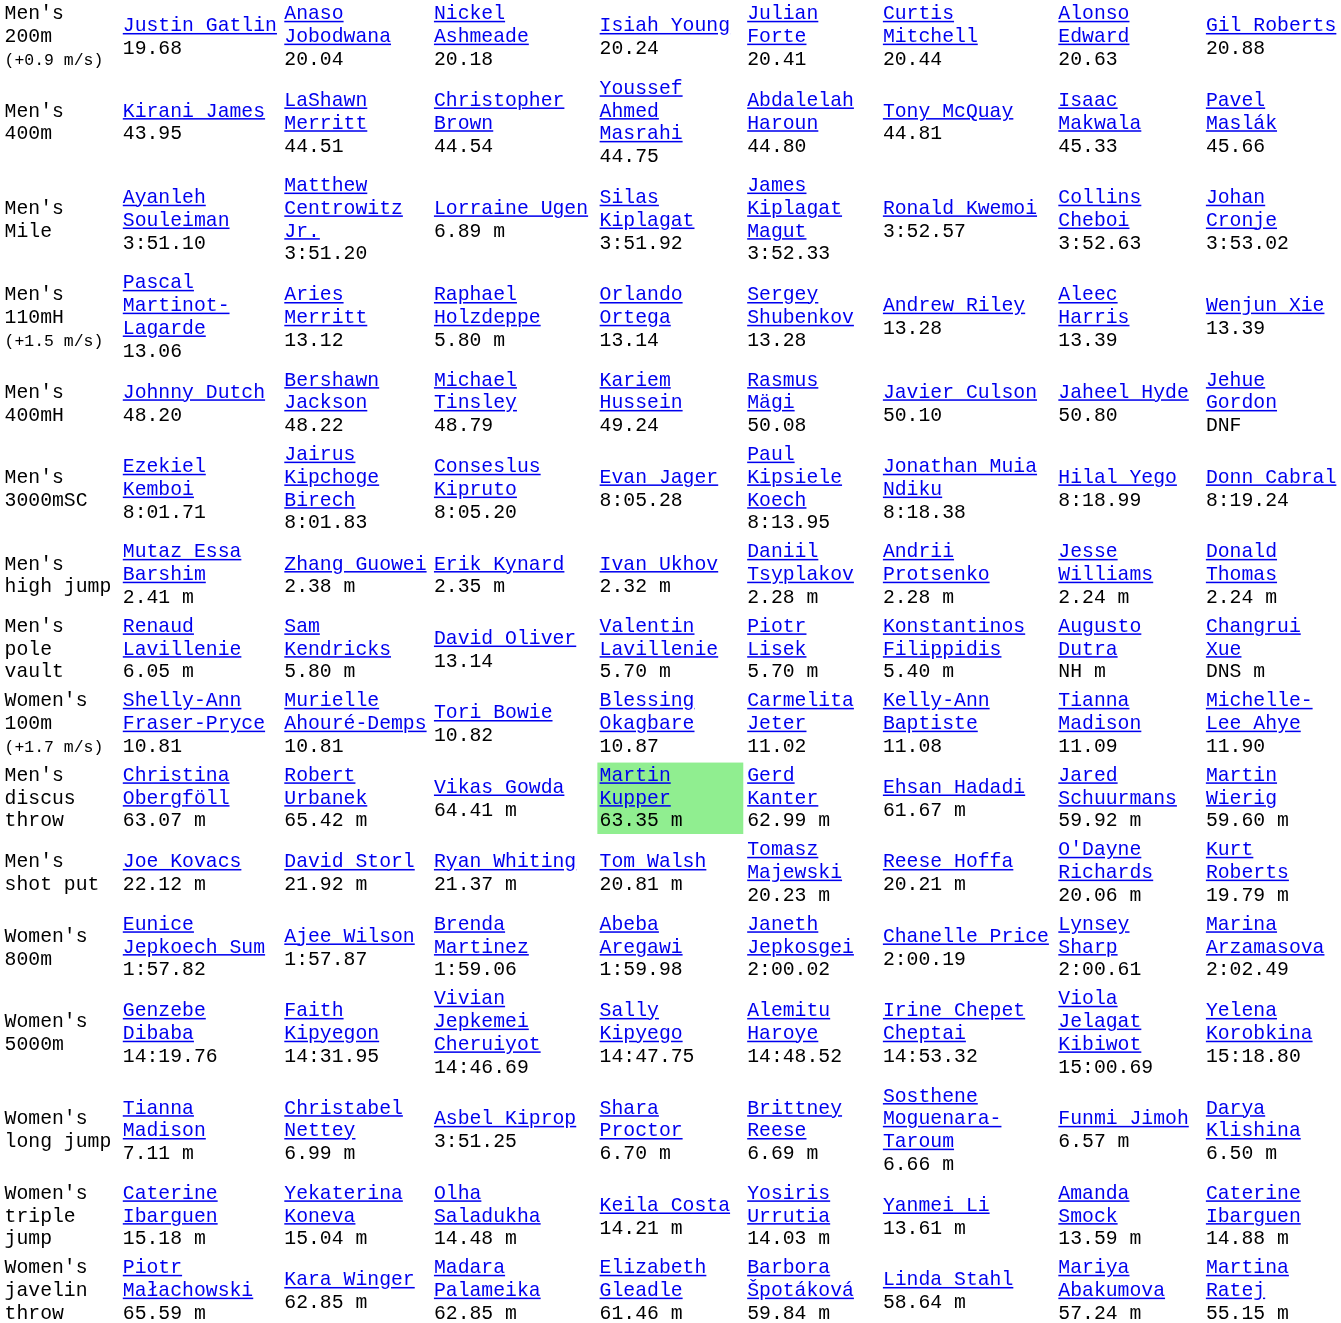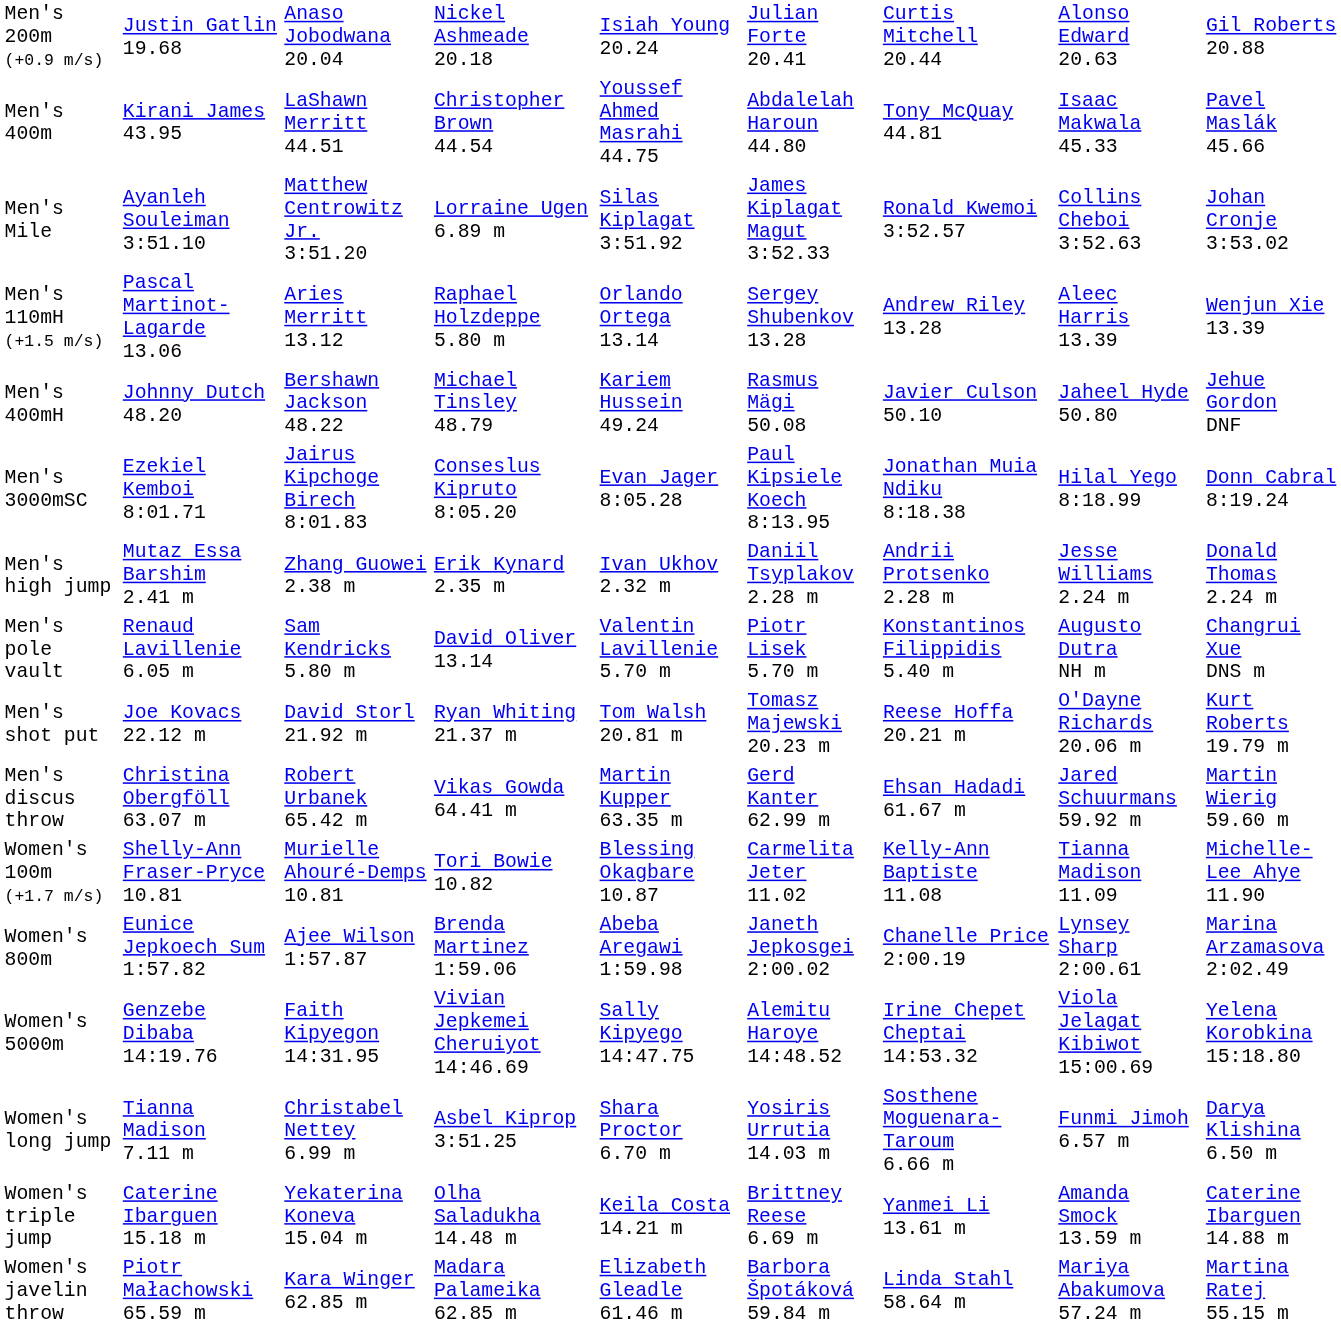rows swapped: (52, 873) <-> (54, 723)
(641, 798) lightgreen background -> (641, 798) no background
(795, 1130) Brittney Reese 6.69 m -> (789, 1130) Yosiris Urrutia 14.03 m
(789, 1216) Yosiris Urrutia 14.03 m -> (795, 1216) Brittney Reese 6.69 m
